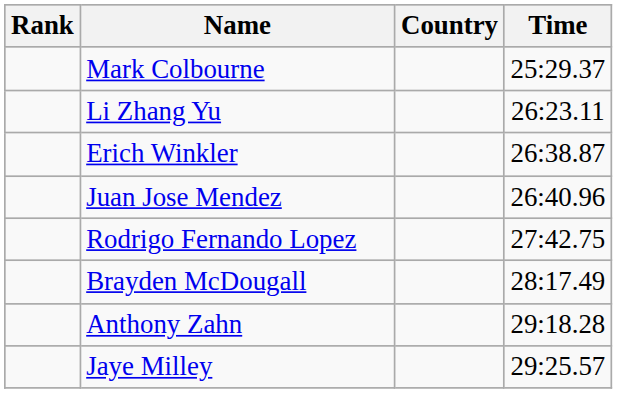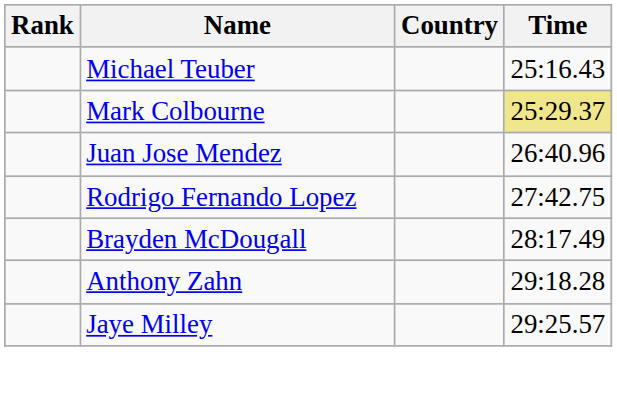+ row: (170, 68)
(558, 68) no background -> (558, 111) khaki background
- row: (154, 111)
- row: (162, 153)
